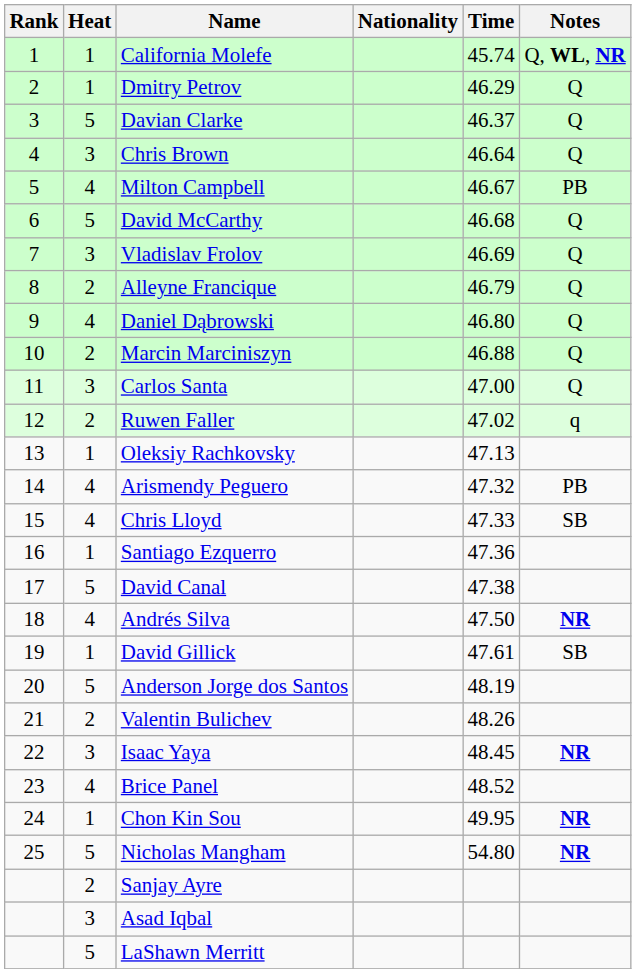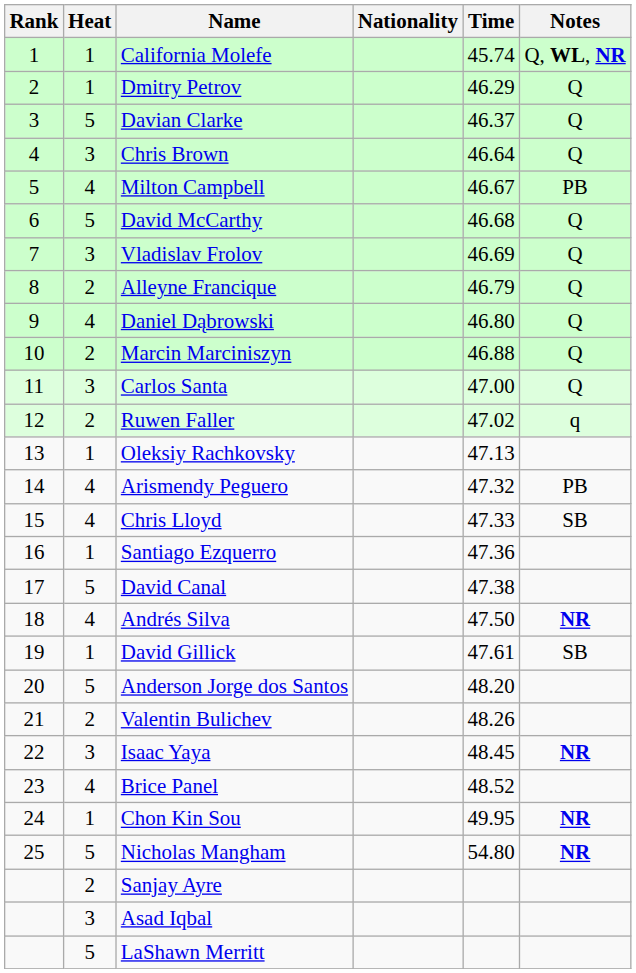(491, 685) 48.19 -> (491, 685) 48.20
